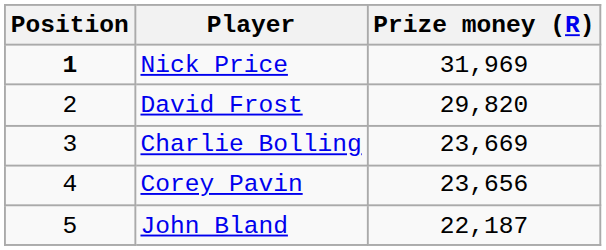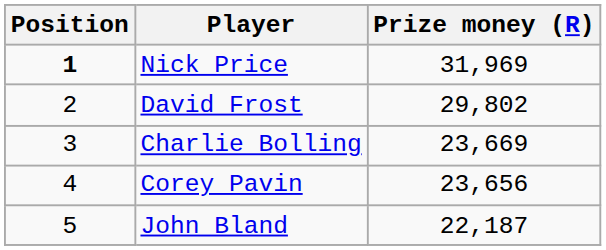(484, 105) 29,820 -> (484, 105) 29,802
